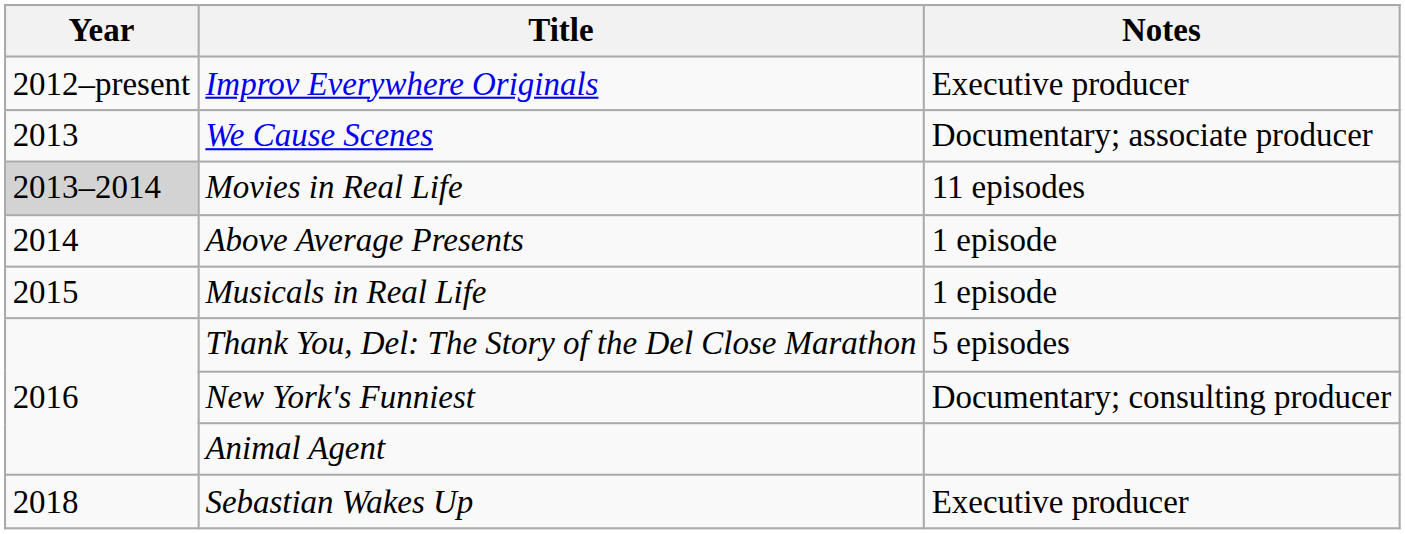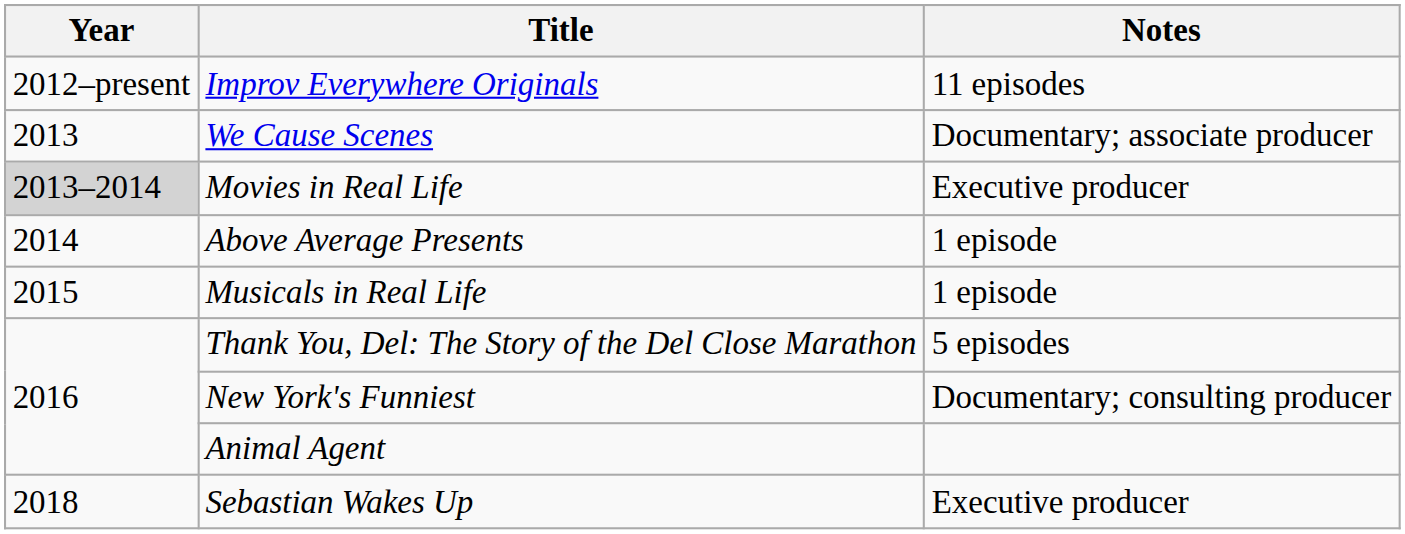(1060, 82) Executive producer -> (1008, 82) 11 episodes
(1008, 187) 11 episodes -> (1060, 187) Executive producer
